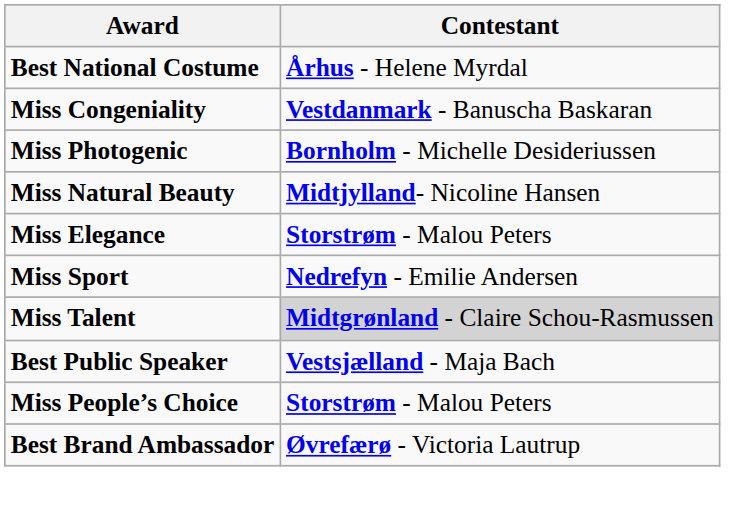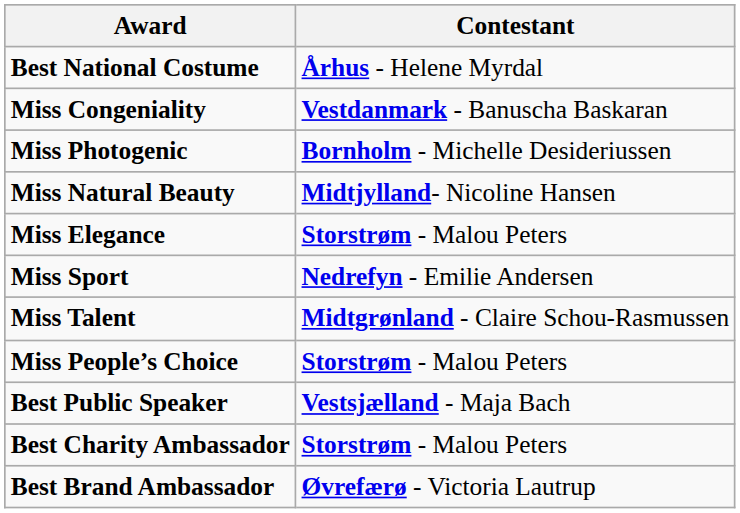(500, 318) lightgrey background -> (515, 318) no background
rows swapped: (124, 402) <-> (119, 360)
+ row: (150, 444)
